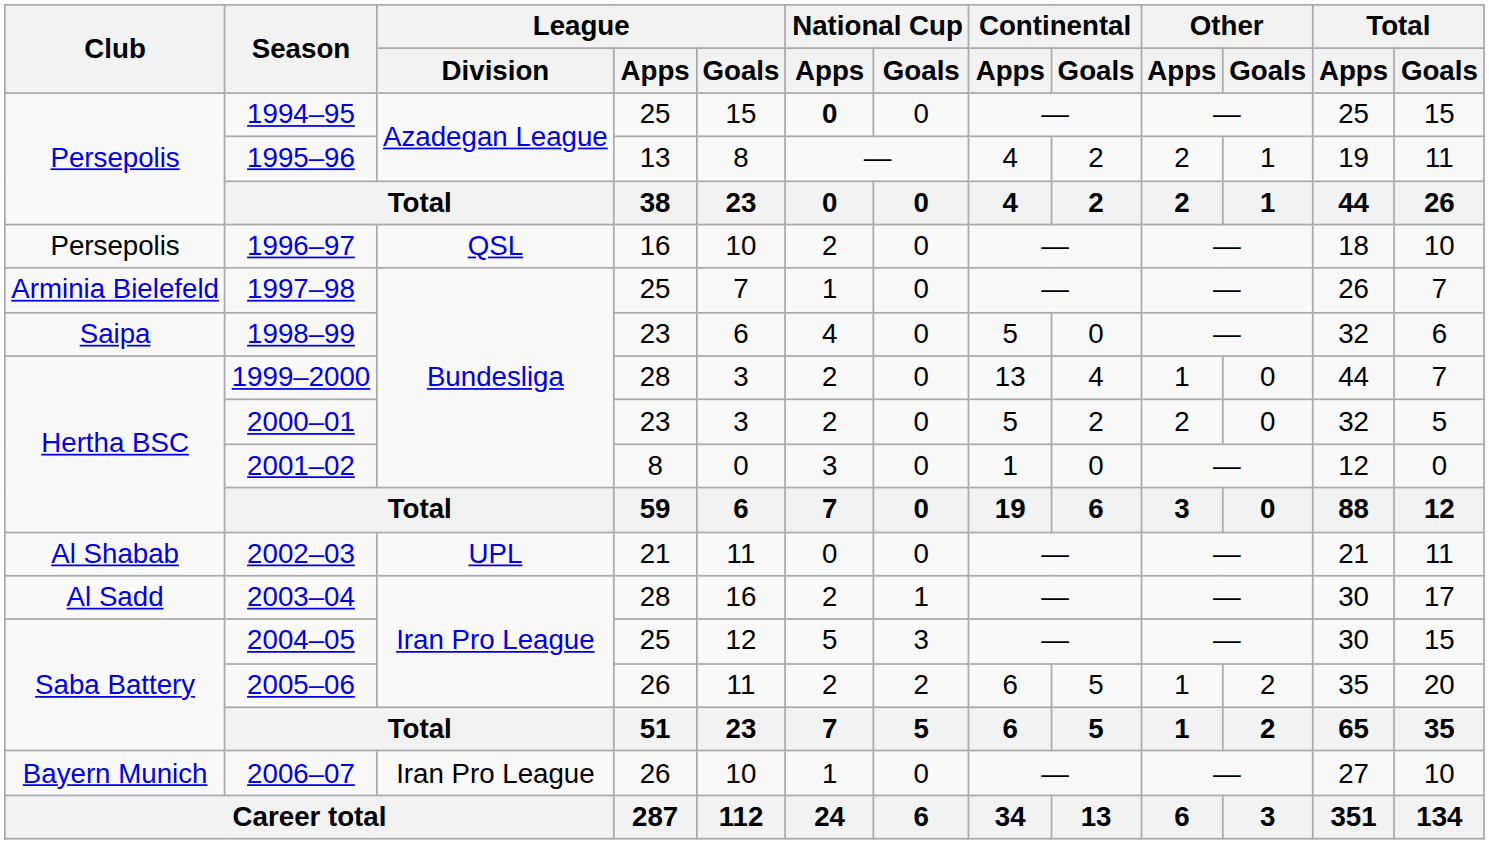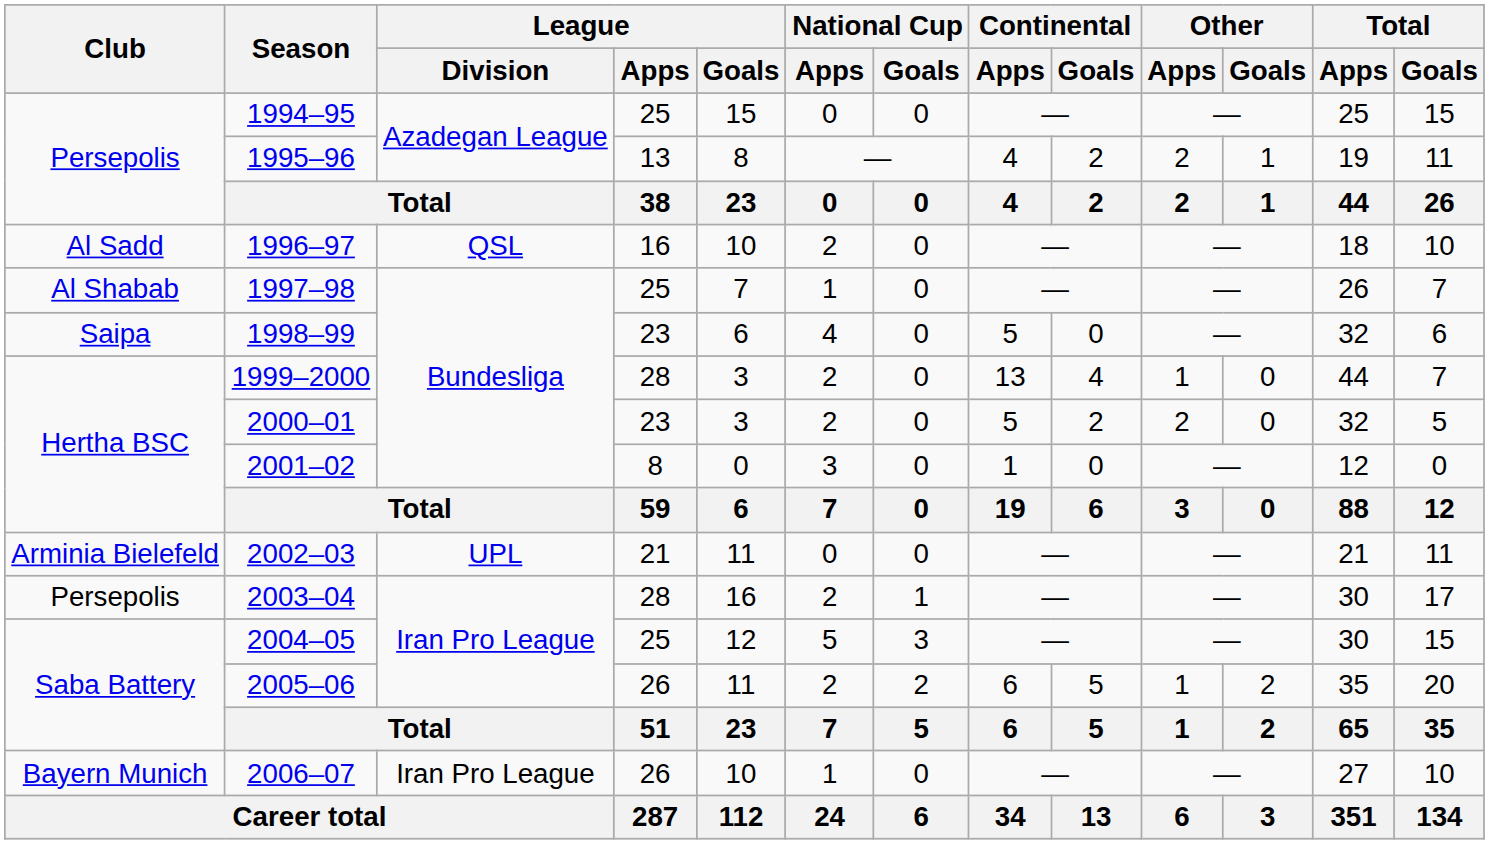(830, 114) bold -> (830, 114) normal
(115, 245) Persepolis -> (115, 245) Al Sadd
(115, 289) Arminia Bielefeld -> (115, 289) Al Shabab
(115, 553) Al Shabab -> (115, 553) Arminia Bielefeld
(115, 597) Al Sadd -> (115, 597) Persepolis
